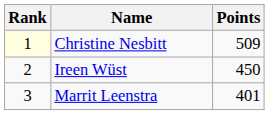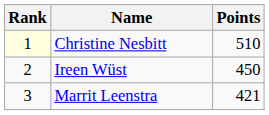(248, 43) 509 -> (248, 43) 510
(248, 95) 401 -> (248, 95) 421
